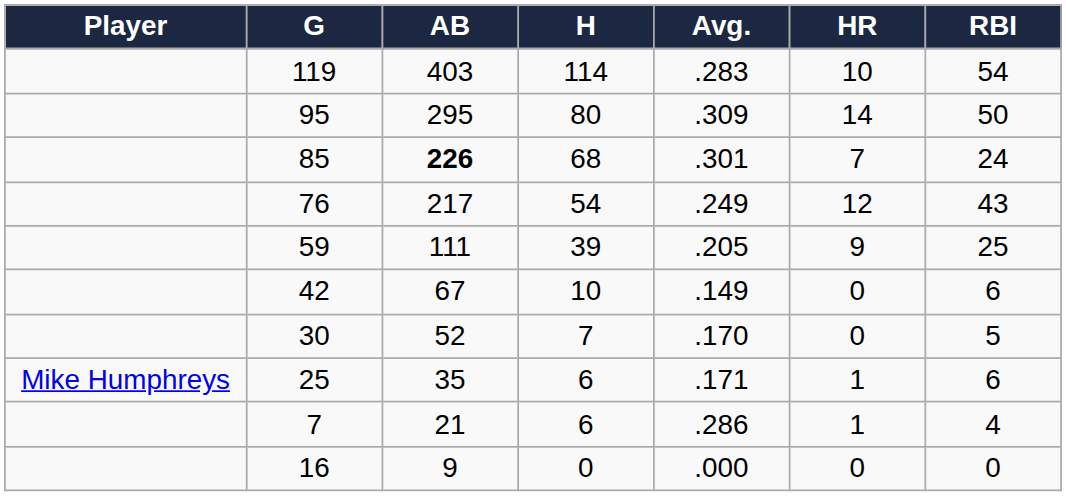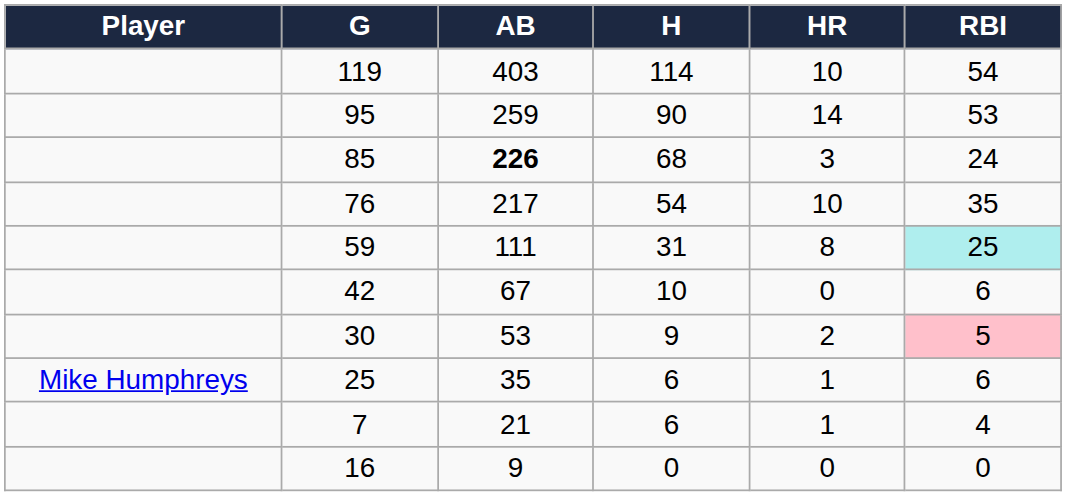- column: (721, 26)
(450, 114) 295 -> (516, 114) 259
(586, 114) 80 -> (671, 114) 90
(993, 114) 50 -> (983, 114) 53
(857, 159) 7 -> (827, 159) 3
(857, 203) 12 -> (827, 203) 10
(993, 203) 43 -> (983, 203) 35
(586, 247) 39 -> (671, 247) 31
(857, 247) 9 -> (827, 247) 8
(993, 247) no background -> (983, 247) paleturquoise background
(450, 335) 52 -> (516, 335) 53
(586, 335) 7 -> (671, 335) 9
(857, 335) 0 -> (827, 335) 2
(993, 335) no background -> (983, 335) pink background
